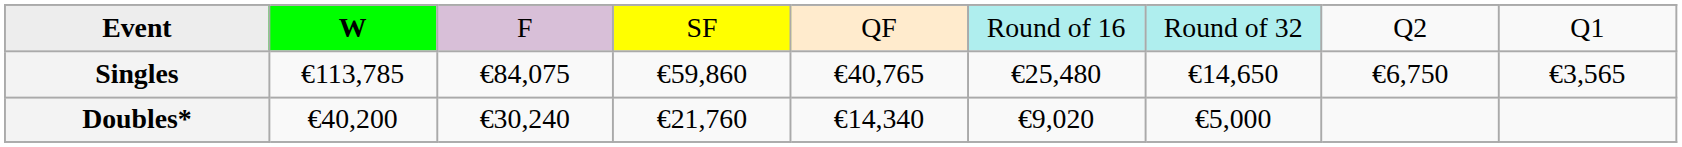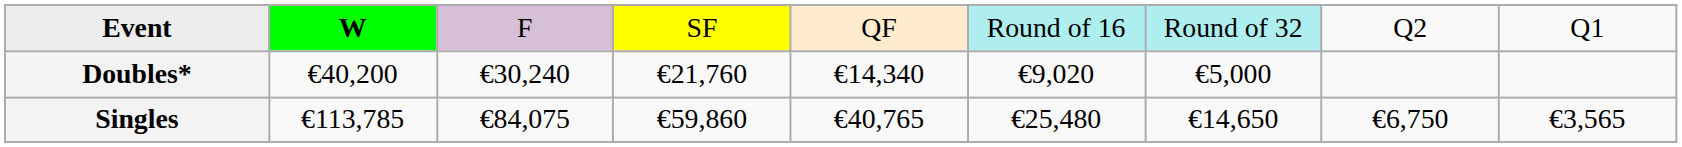rows swapped: (137, 73) <-> (137, 119)
